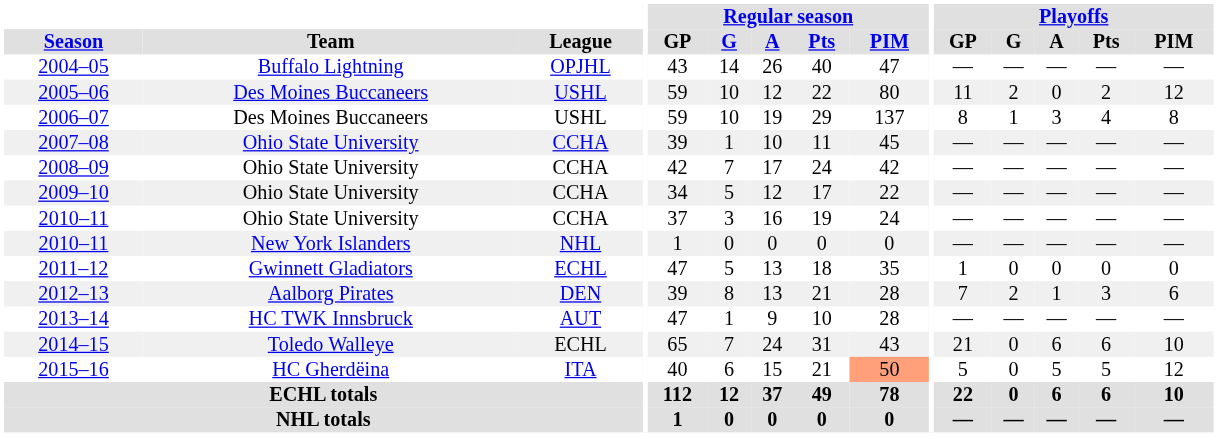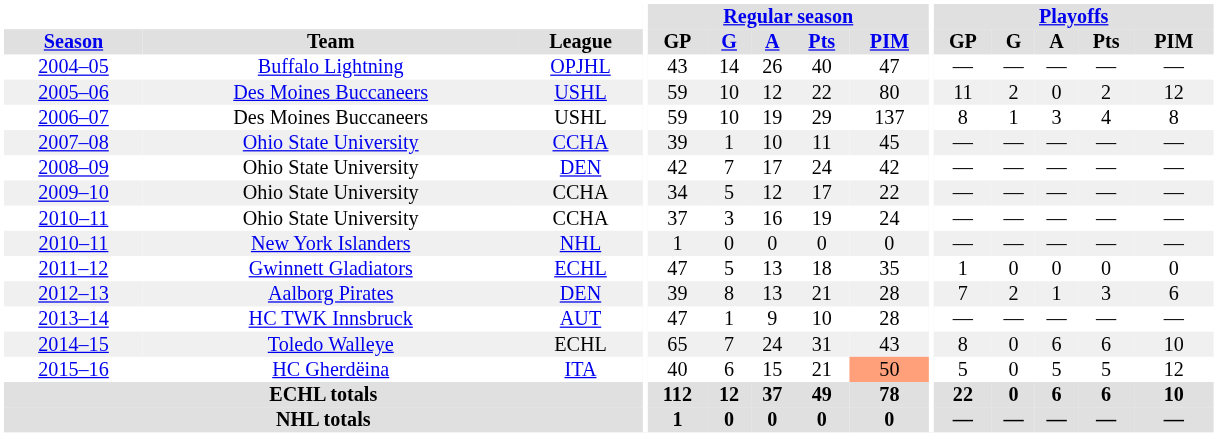(580, 167) CCHA -> (580, 167) DEN
(963, 344) 21 -> (963, 344) 8
